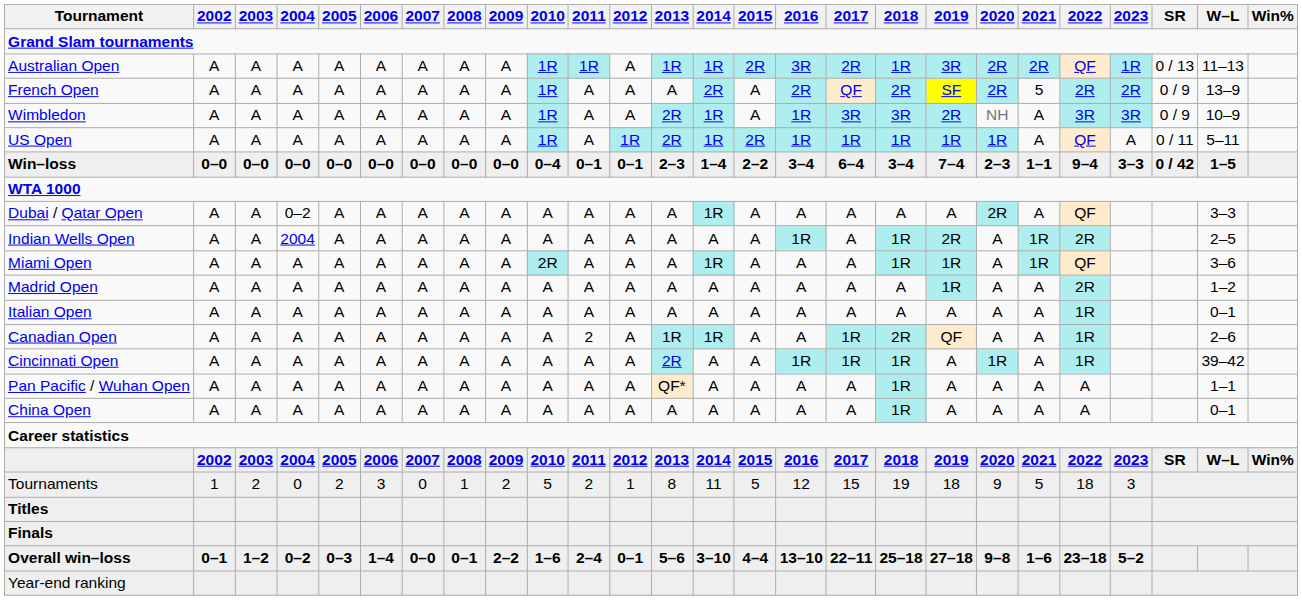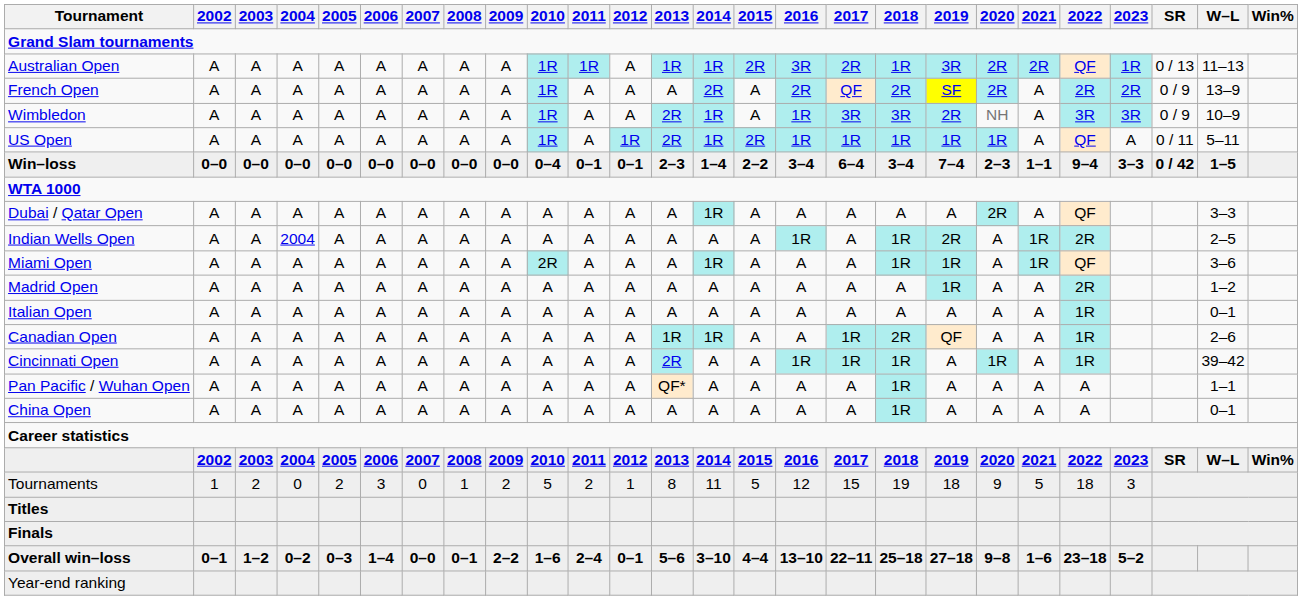(1039, 90) 5 -> (1039, 90) A
(298, 213) 0–2 -> (298, 213) A
(589, 336) 2 -> (589, 336) A
